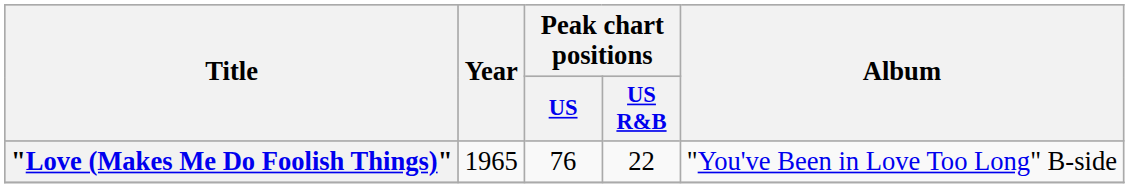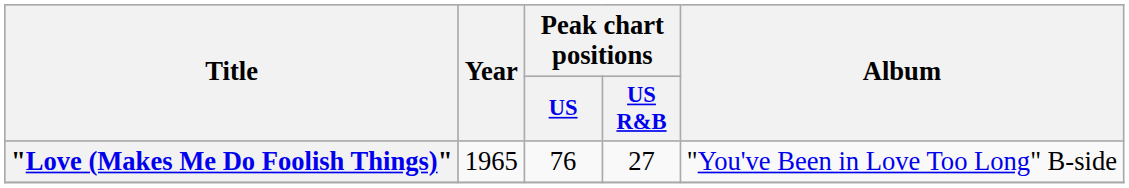(641, 161) 22 -> (641, 161) 27
